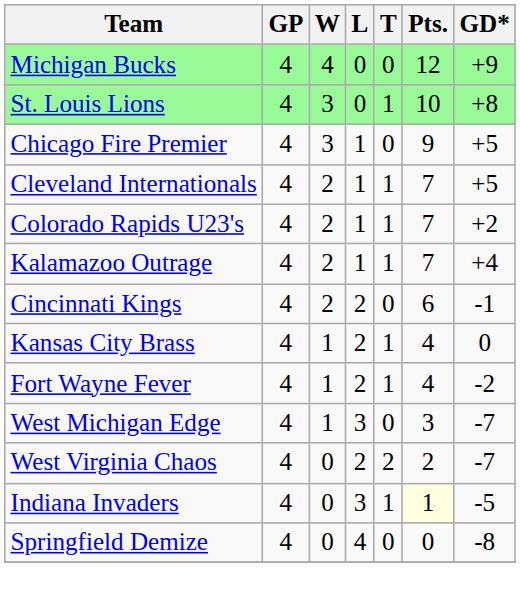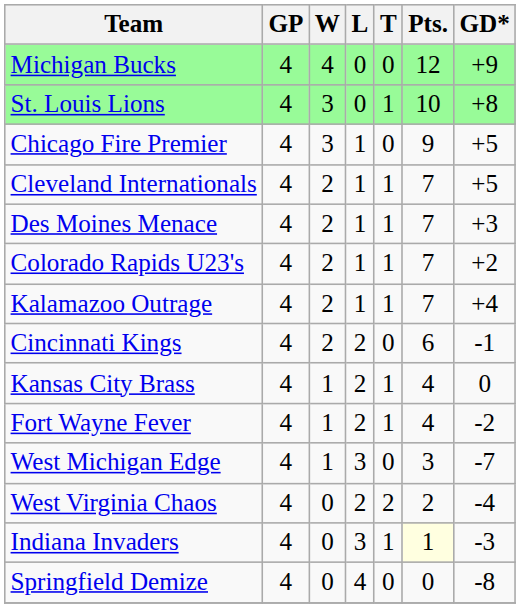+ row: (114, 223)
(485, 462) -7 -> (485, 502) -4
(485, 502) -5 -> (485, 542) -3
